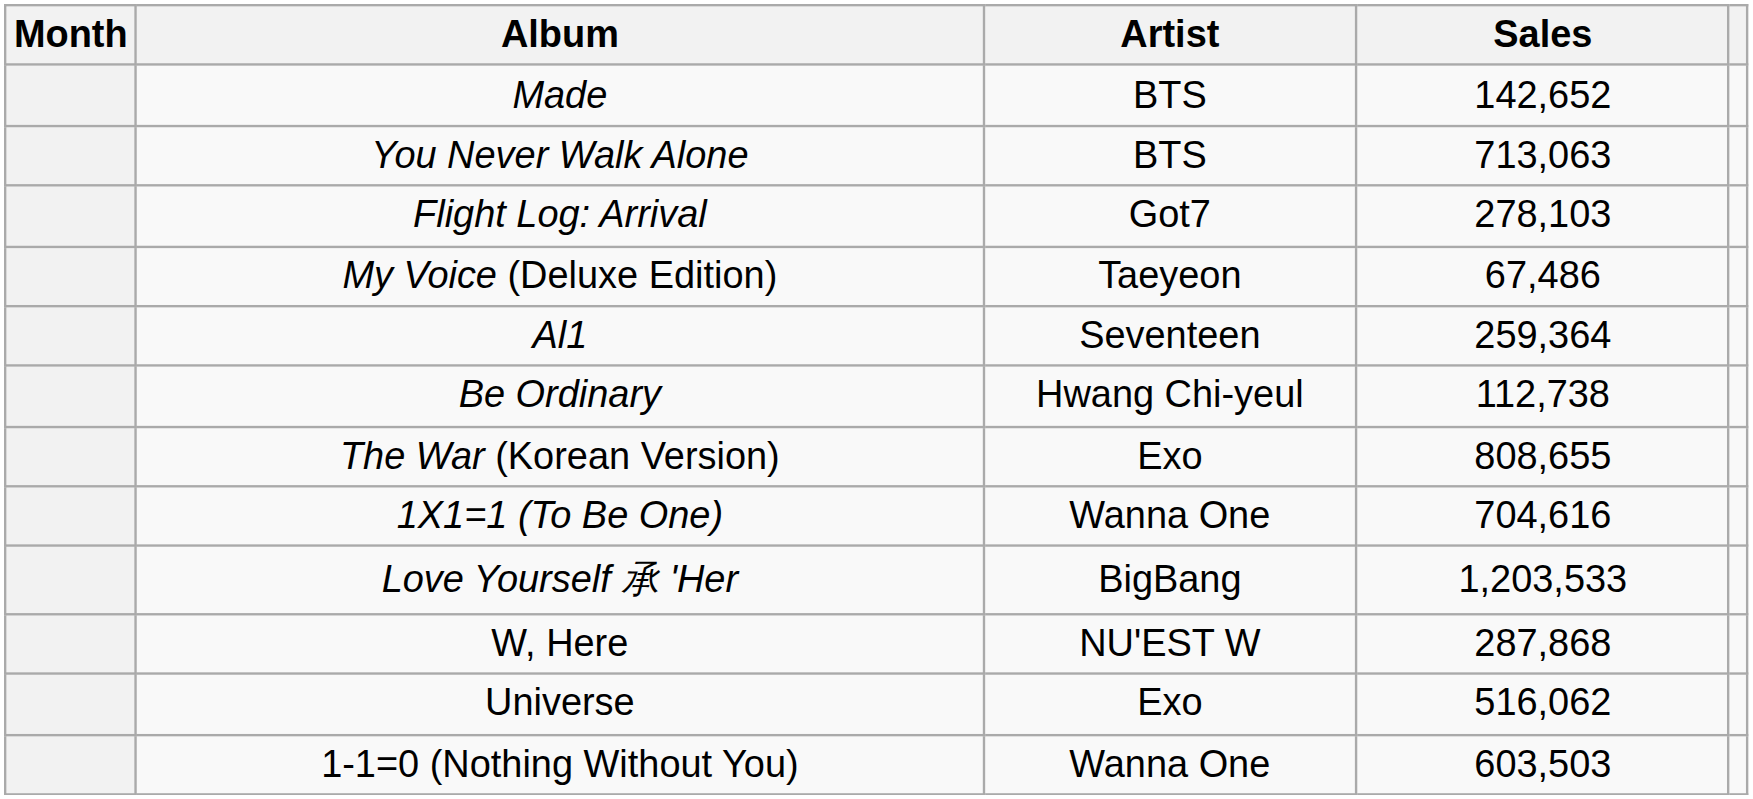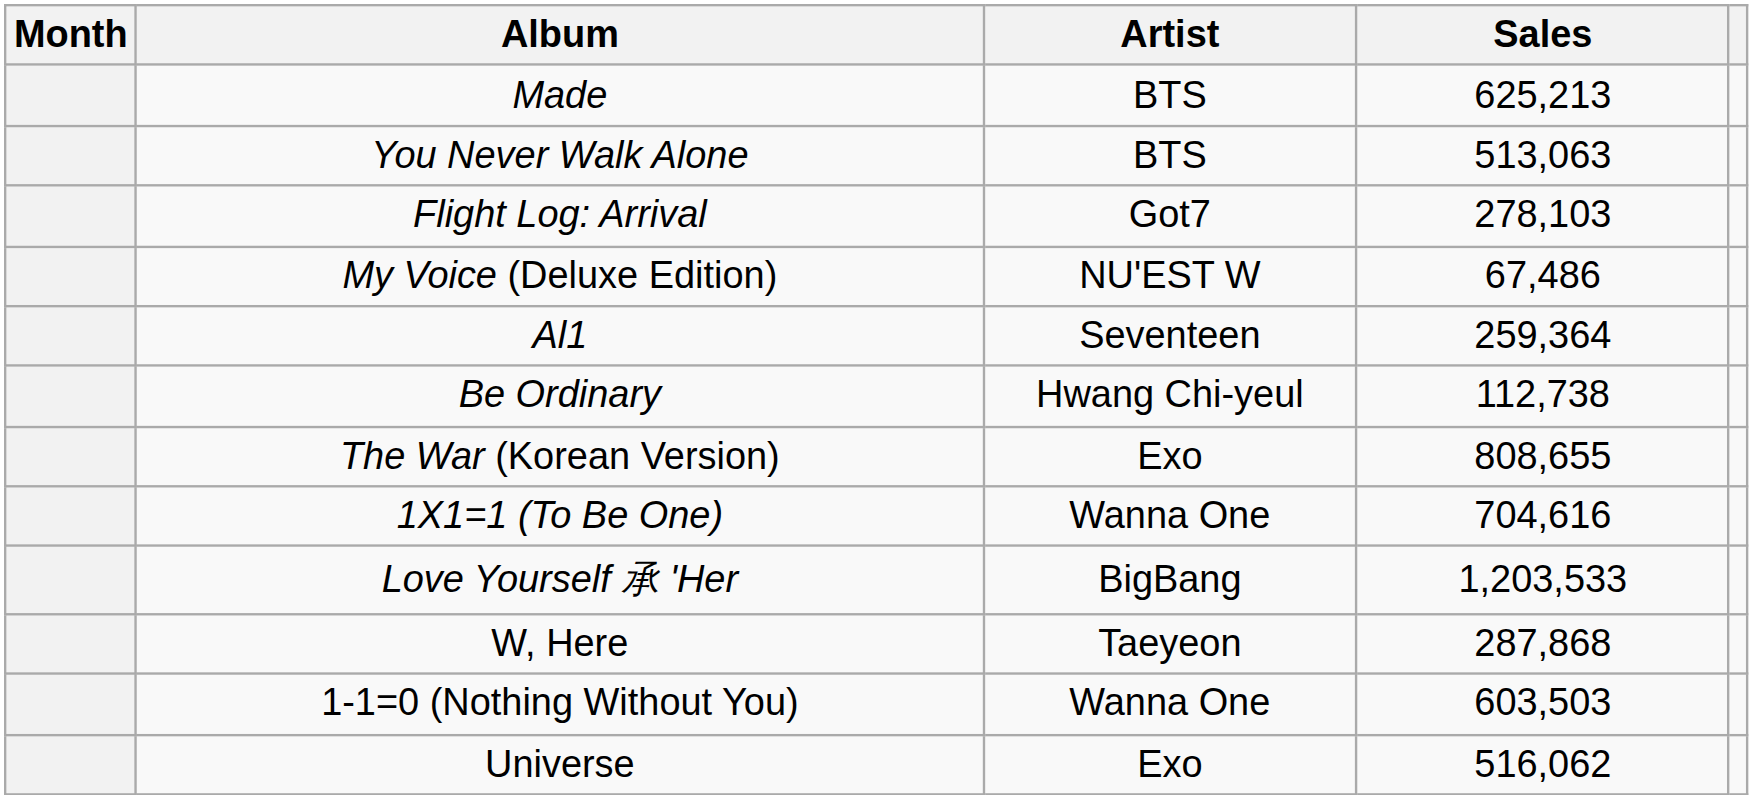(1543, 94) 142,652 -> (1543, 94) 625,213
(1543, 154) 713,063 -> (1543, 154) 513,063
(1170, 275) Taeyeon -> (1170, 275) NU'EST W
(1170, 643) NU'EST W -> (1170, 643) Taeyeon
rows swapped: (560, 763) <-> (560, 703)
